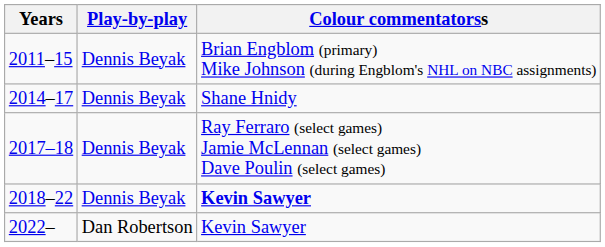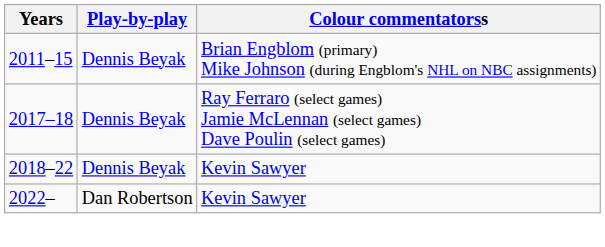- row: (41, 98)
(256, 197) bold -> (253, 168) normal
